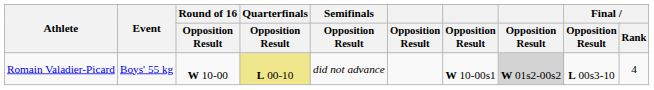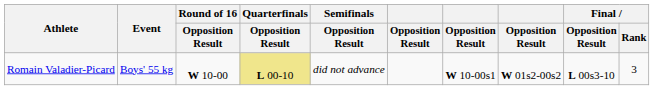(531, 75) lightgrey background -> (531, 75) no background
(634, 69) 4 -> (634, 69) 3
